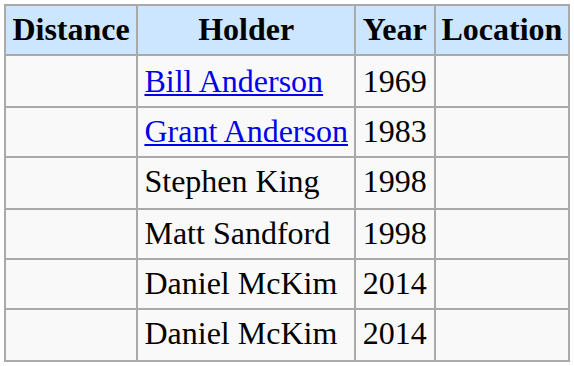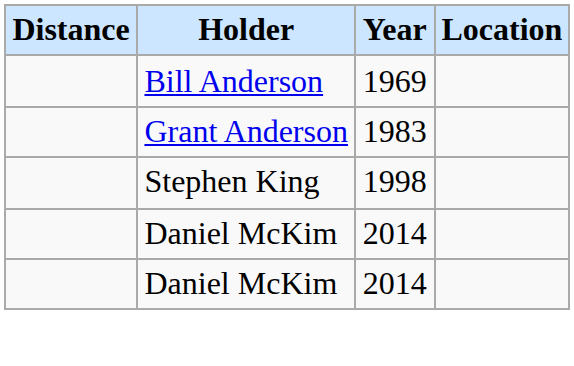- row: (237, 232)
